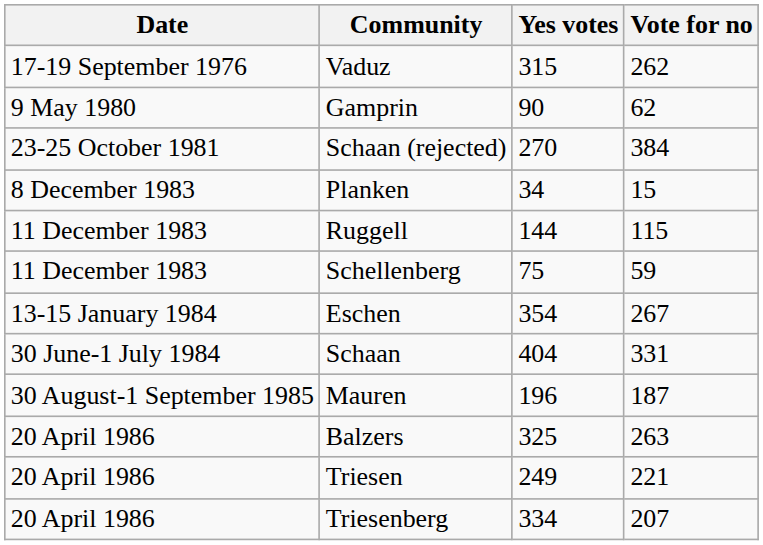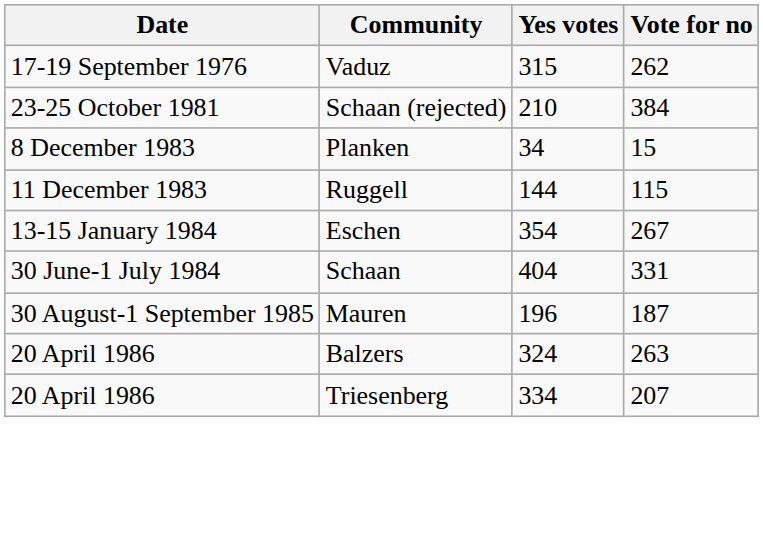- row: (372, 107)
(538, 148) 270 -> (538, 107) 210
- row: (393, 271)
(538, 436) 325 -> (538, 353) 324
- row: (364, 477)
